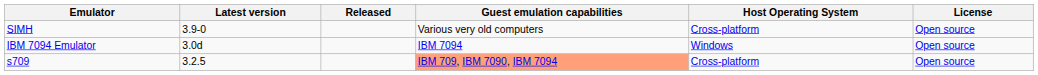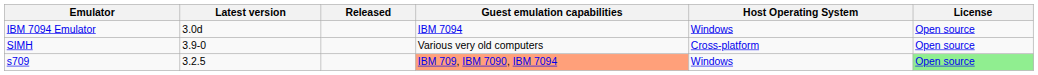rows swapped: (20, 29) <-> (51, 45)
(725, 62) Cross-platform -> (712, 62) Windows
(945, 62) no background -> (945, 62) lightgreen background
